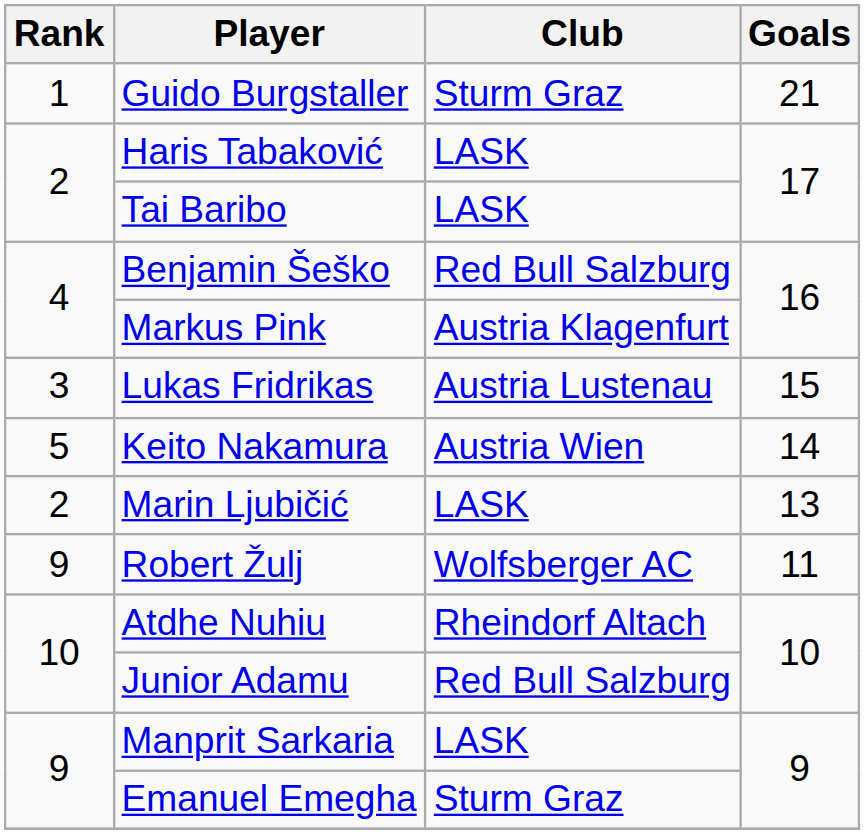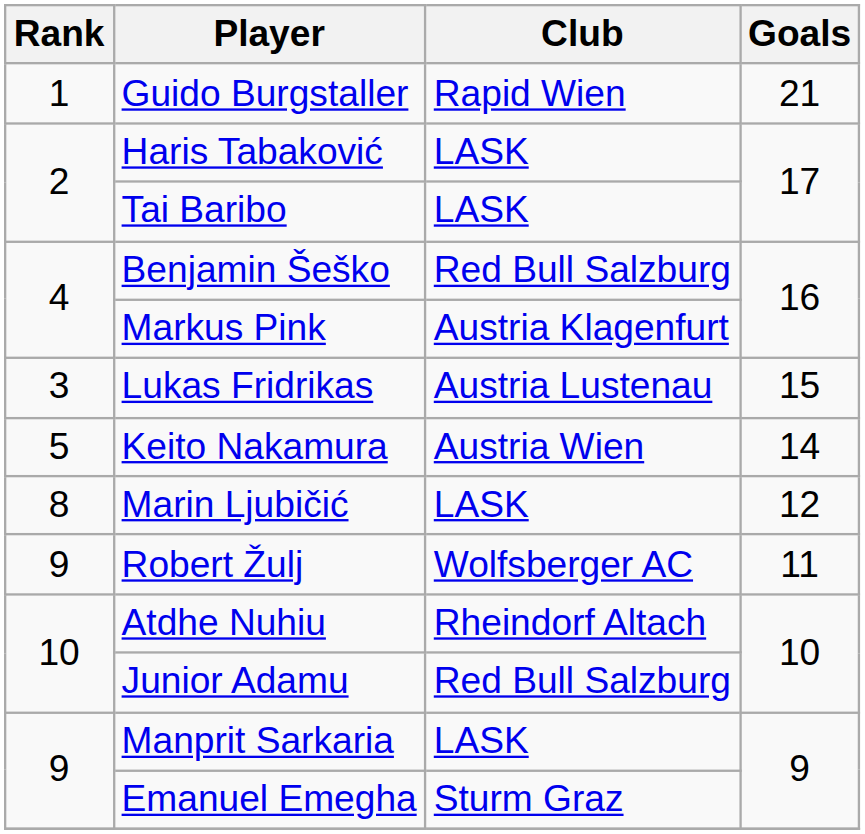(529, 92) Sturm Graz -> (530, 92) Rapid Wien
(59, 504) 2 -> (59, 504) 8
(800, 504) 13 -> (800, 504) 12
